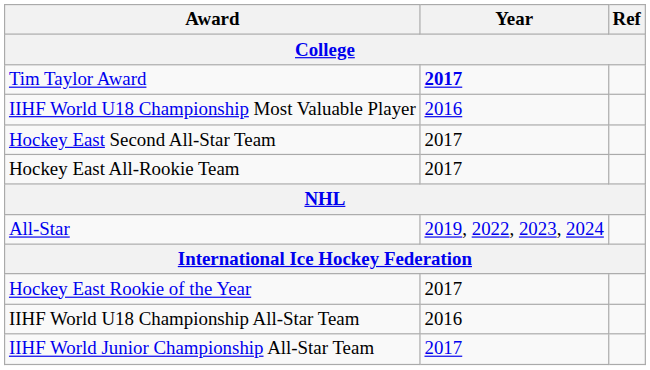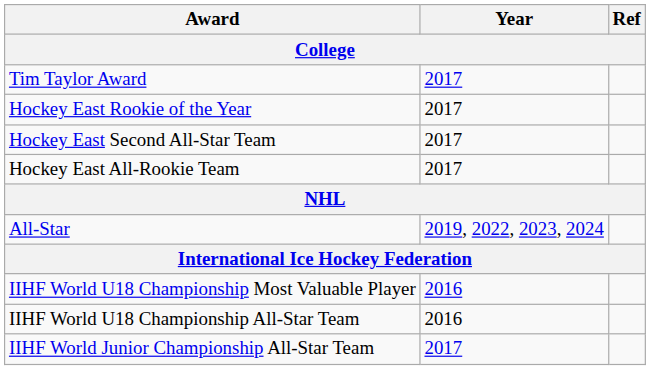(443, 79) bold -> (443, 79) normal
rows swapped: (130, 288) <-> (212, 109)
